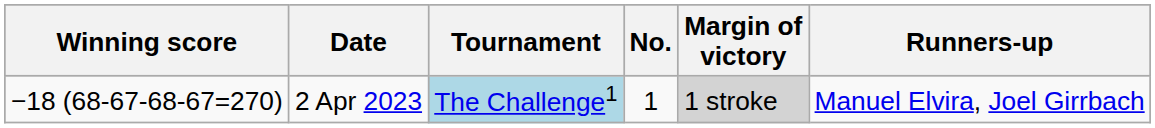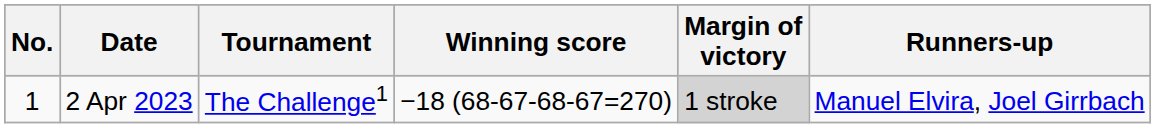columns swapped: (651, 41) <-> (147, 41)
(526, 100) lightblue background -> (296, 100) no background
